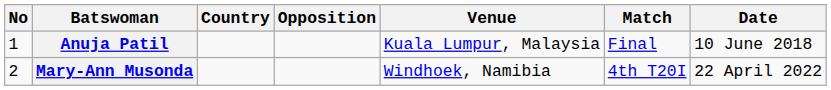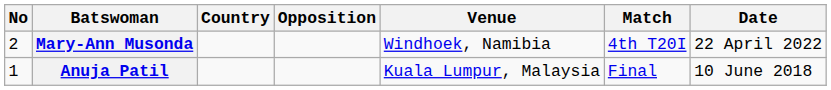rows swapped: (115, 45) <-> (115, 71)
